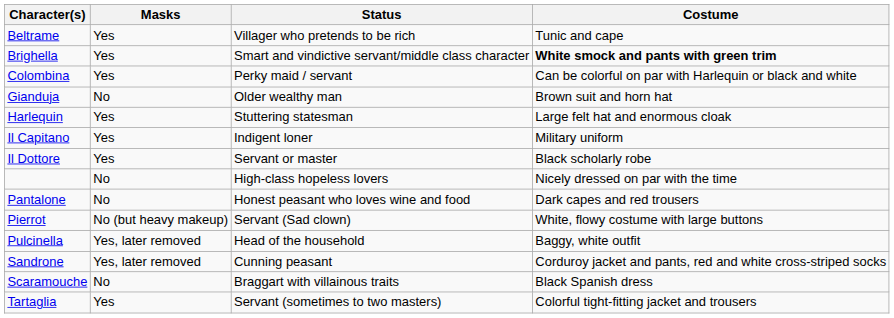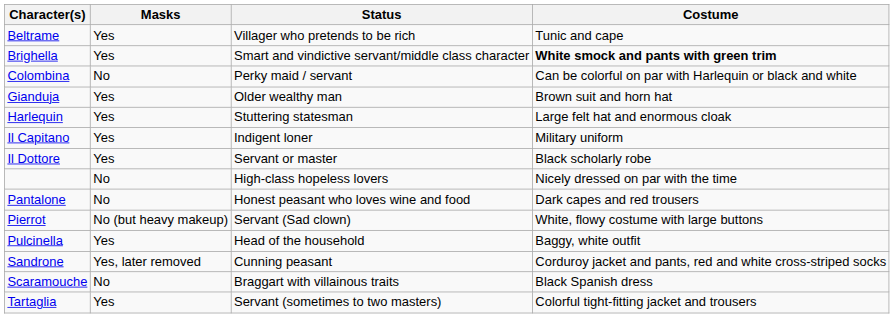(104, 76) Yes -> (102, 76) No
(102, 96) No -> (104, 96) Yes
(147, 240) Yes, later removed -> (104, 240) Yes
